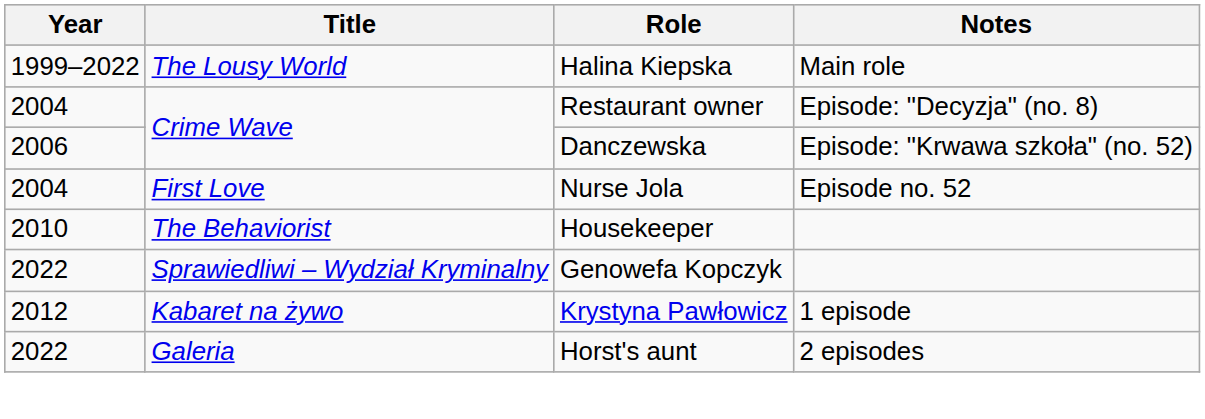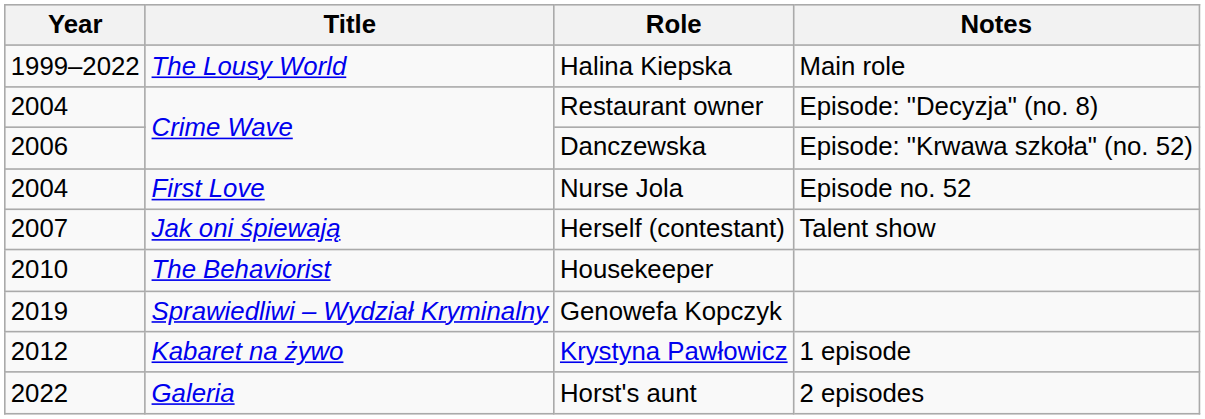+ row: (672, 229)
(39, 270) 2022 -> (39, 310) 2019
